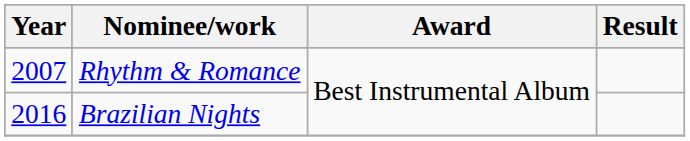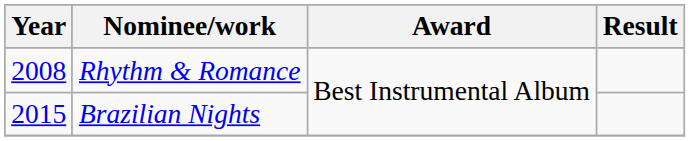(39, 69) 2007 -> (39, 69) 2008
(39, 113) 2016 -> (39, 113) 2015
